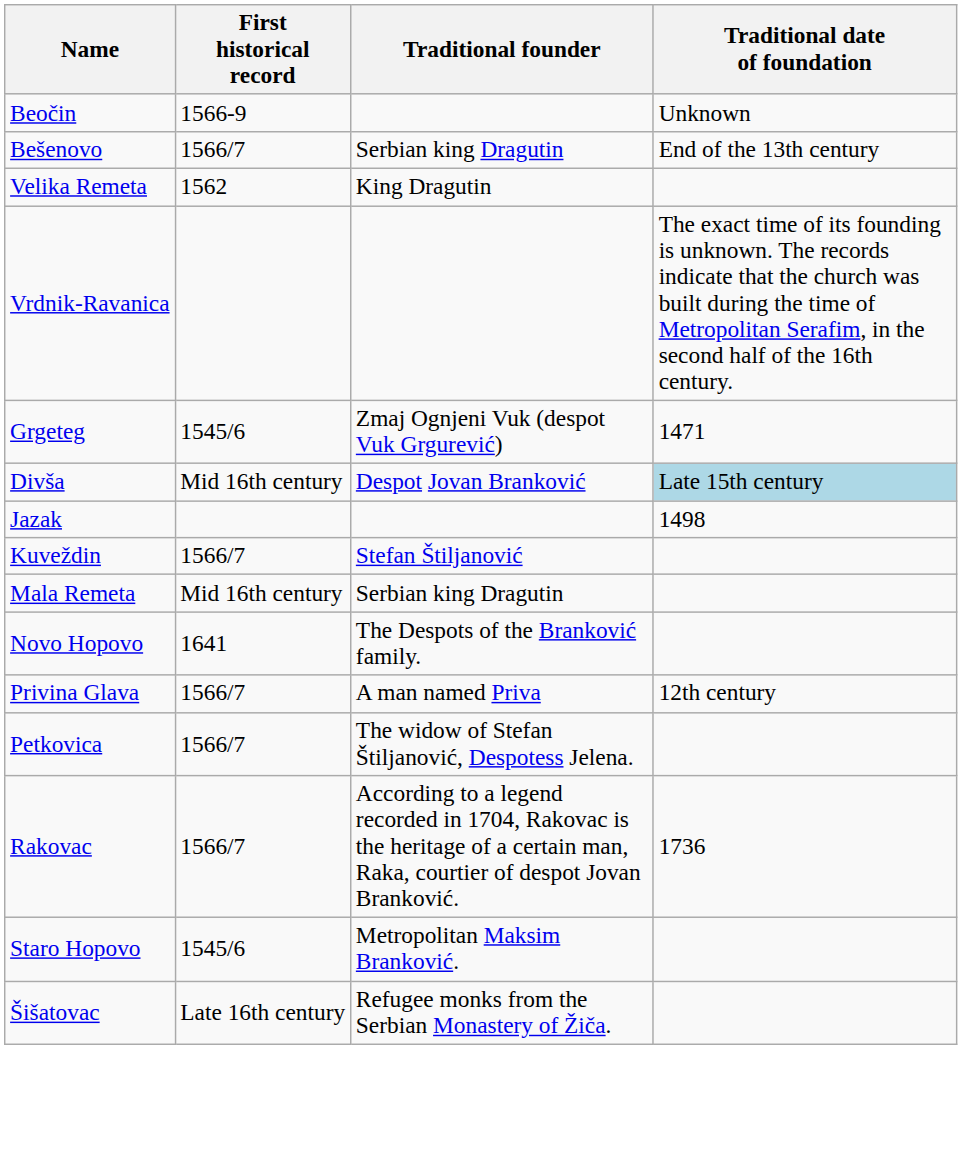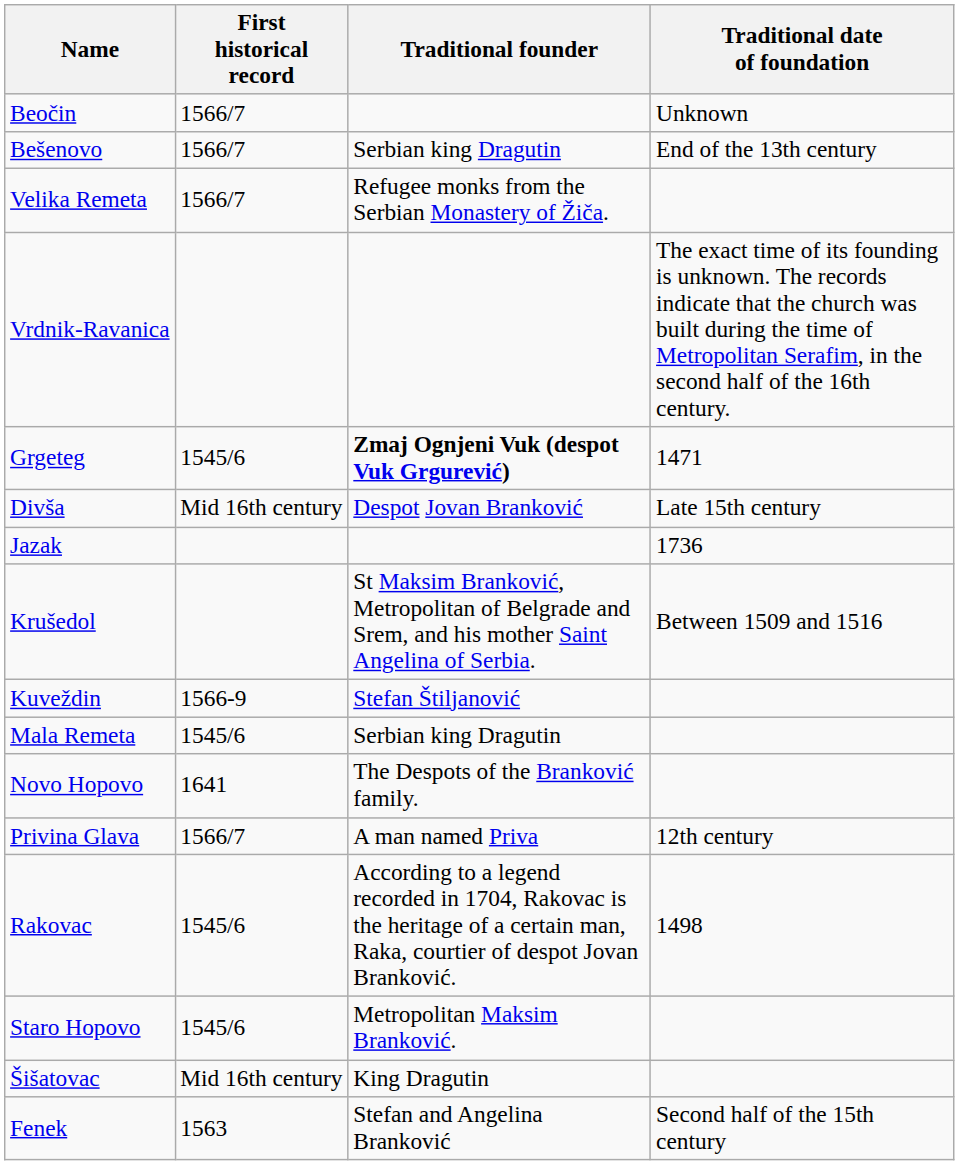(213, 112) 1566-9 -> (213, 112) 1566/7
(204, 186) 1562 -> (213, 199) 1566/7
(424, 186) King Dragutin -> (481, 199) Refugee monks from the Serbian Monastery of Žiča.
(480, 431) normal -> (486, 457) bold
(741, 481) lightblue background -> (738, 508) no background
(682, 518) 1498 -> (679, 545) 1736
+ row: (53, 621)
(213, 555) 1566/7 -> (213, 698) 1566-9
(261, 592) Mid 16th century -> (213, 735) 1545/6
- row: (56, 743)
(213, 846) 1566/7 -> (213, 925) 1545/6
(682, 846) 1736 -> (679, 925) 1498
(263, 1012) Late 16th century -> (261, 1078) Mid 16th century
(484, 1012) Refugee monks from the Serbian Monastery of Žiča. -> (421, 1078) King Dragutin
+ row: (39, 1128)
